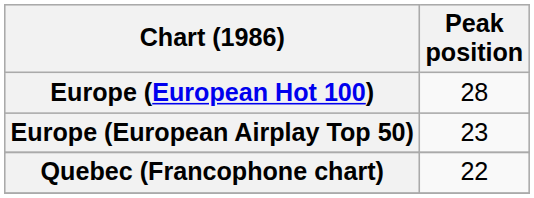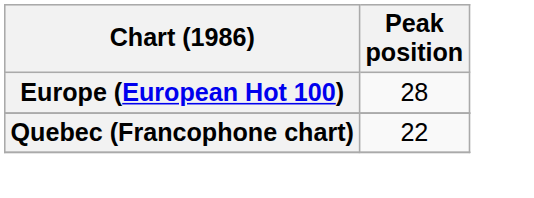- row: (212, 132)
